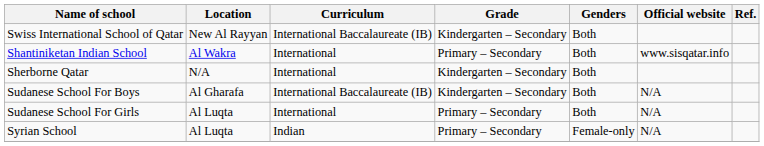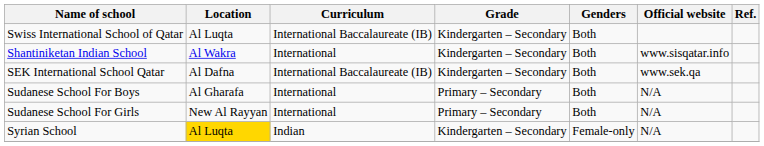(228, 33) New Al Rayyan -> (211, 33) Al Luqta
(490, 53) Primary – Secondary -> (502, 53) Kindergarten – Secondary
+ row: (86, 72)
- row: (48, 72)
(353, 92) International Baccalaureate (IB) -> (305, 92) International
(502, 92) Kindergarten – Secondary -> (490, 92) Primary – Secondary
(211, 111) Al Luqta -> (228, 111) New Al Rayyan
(211, 131) no background -> (211, 131) gold background
(490, 131) Primary – Secondary -> (502, 131) Kindergarten – Secondary
